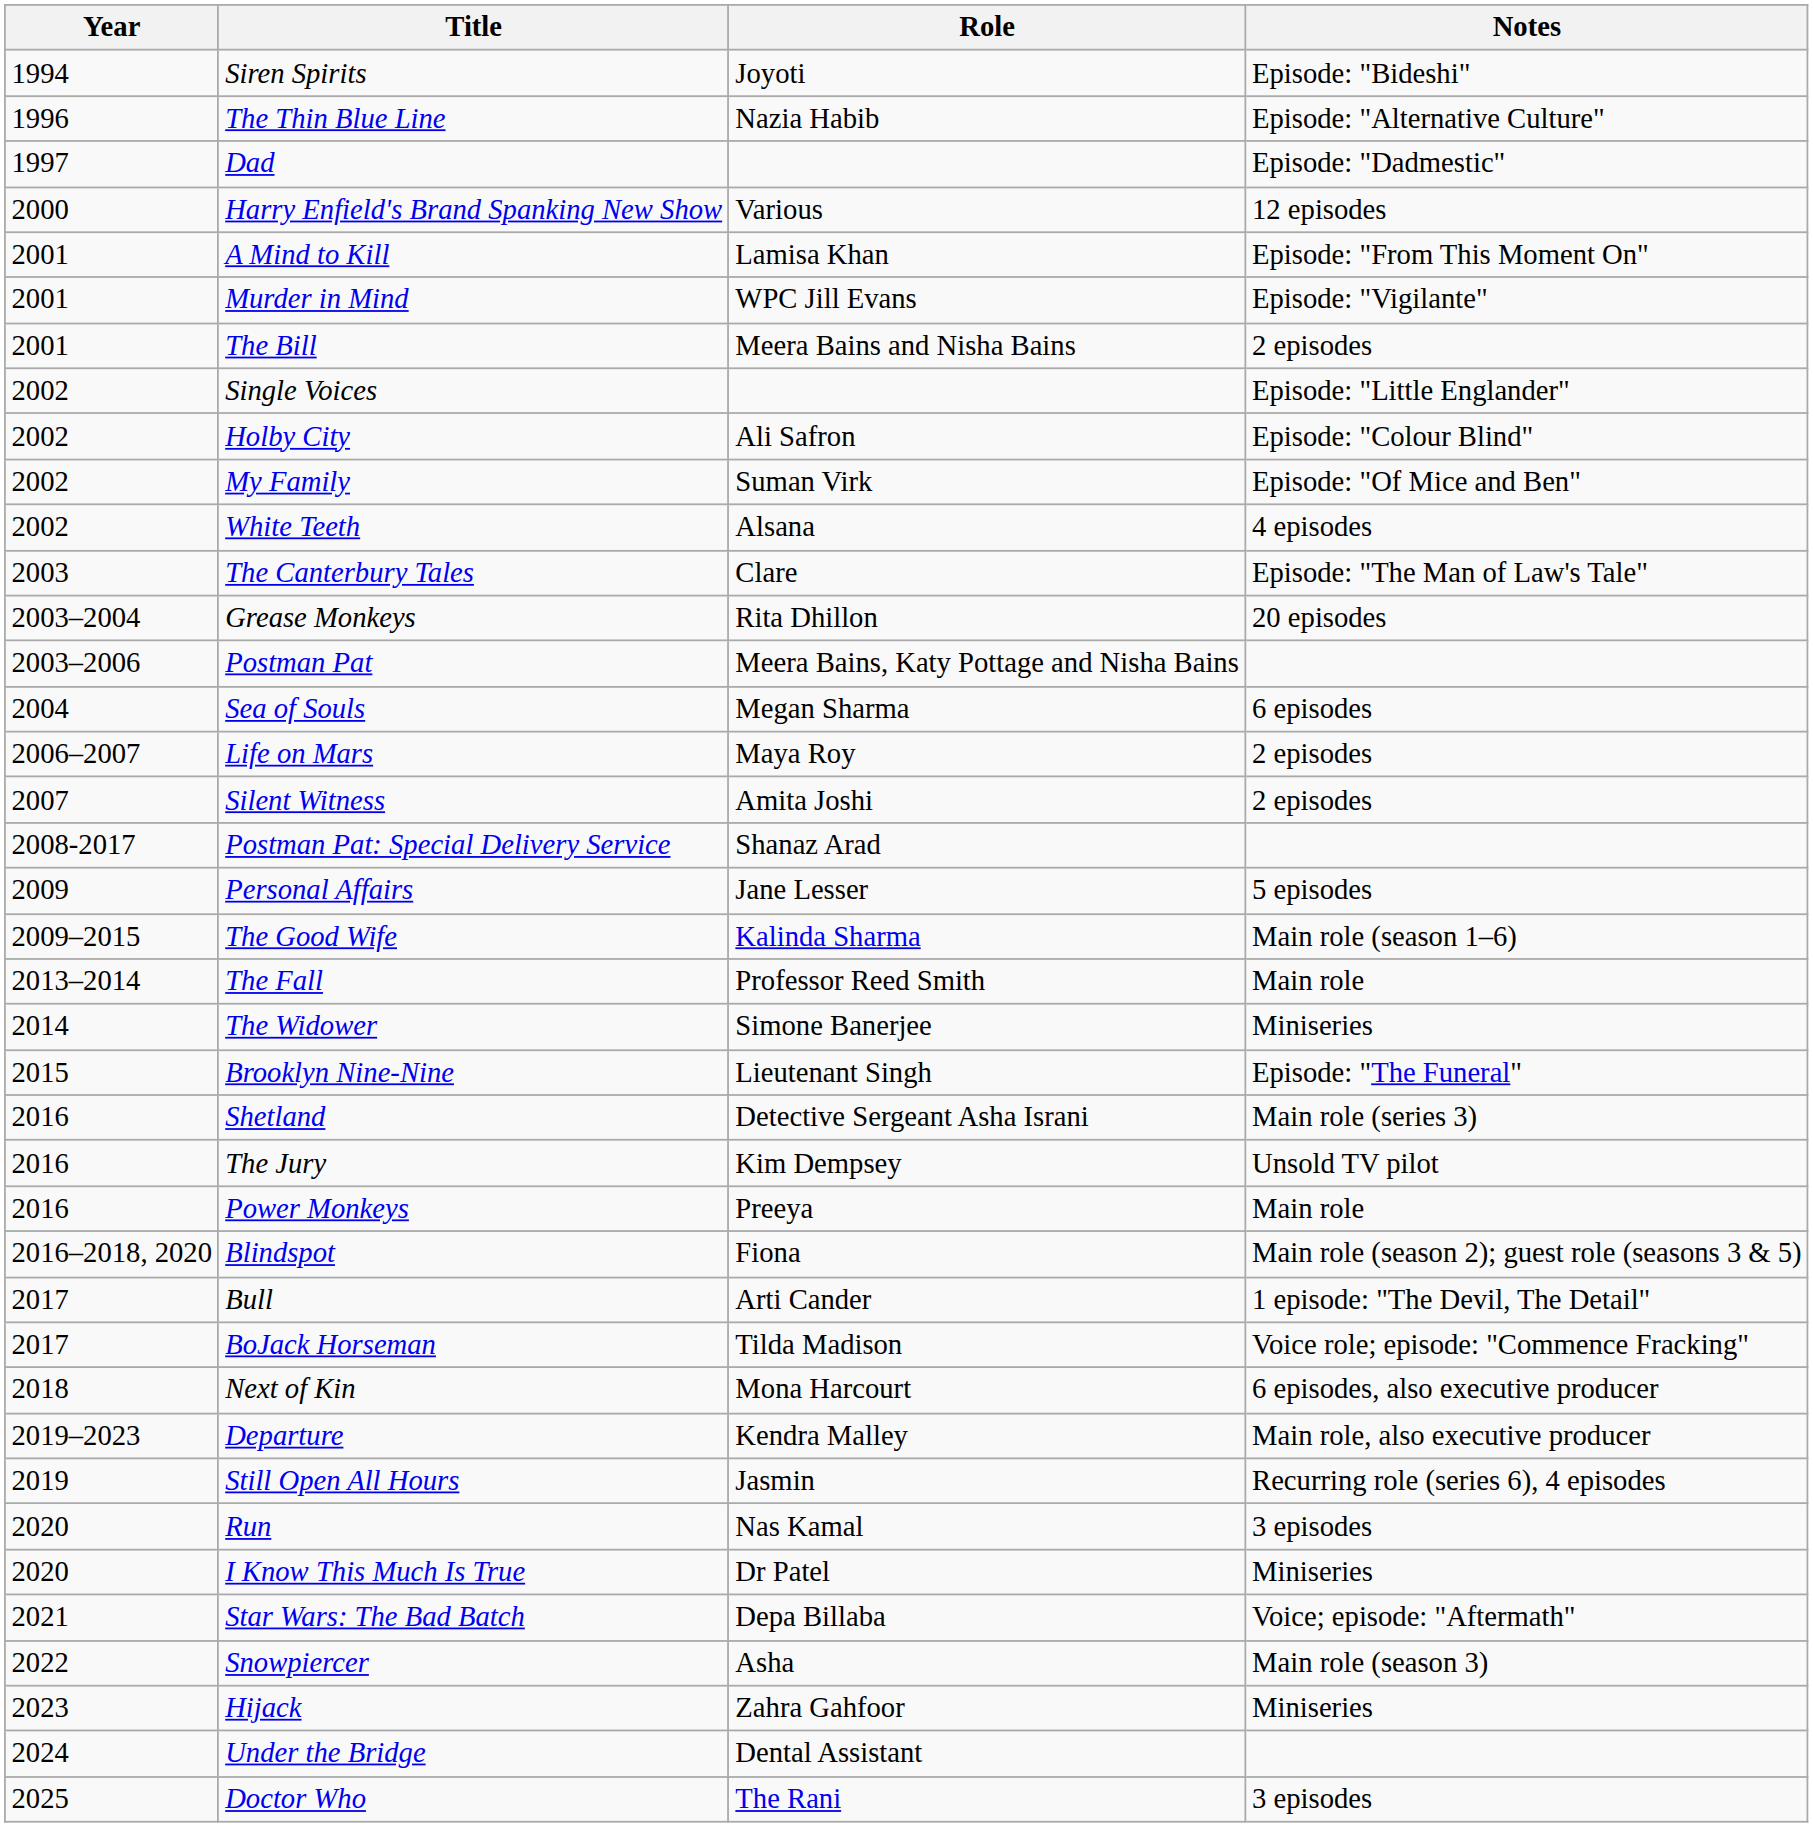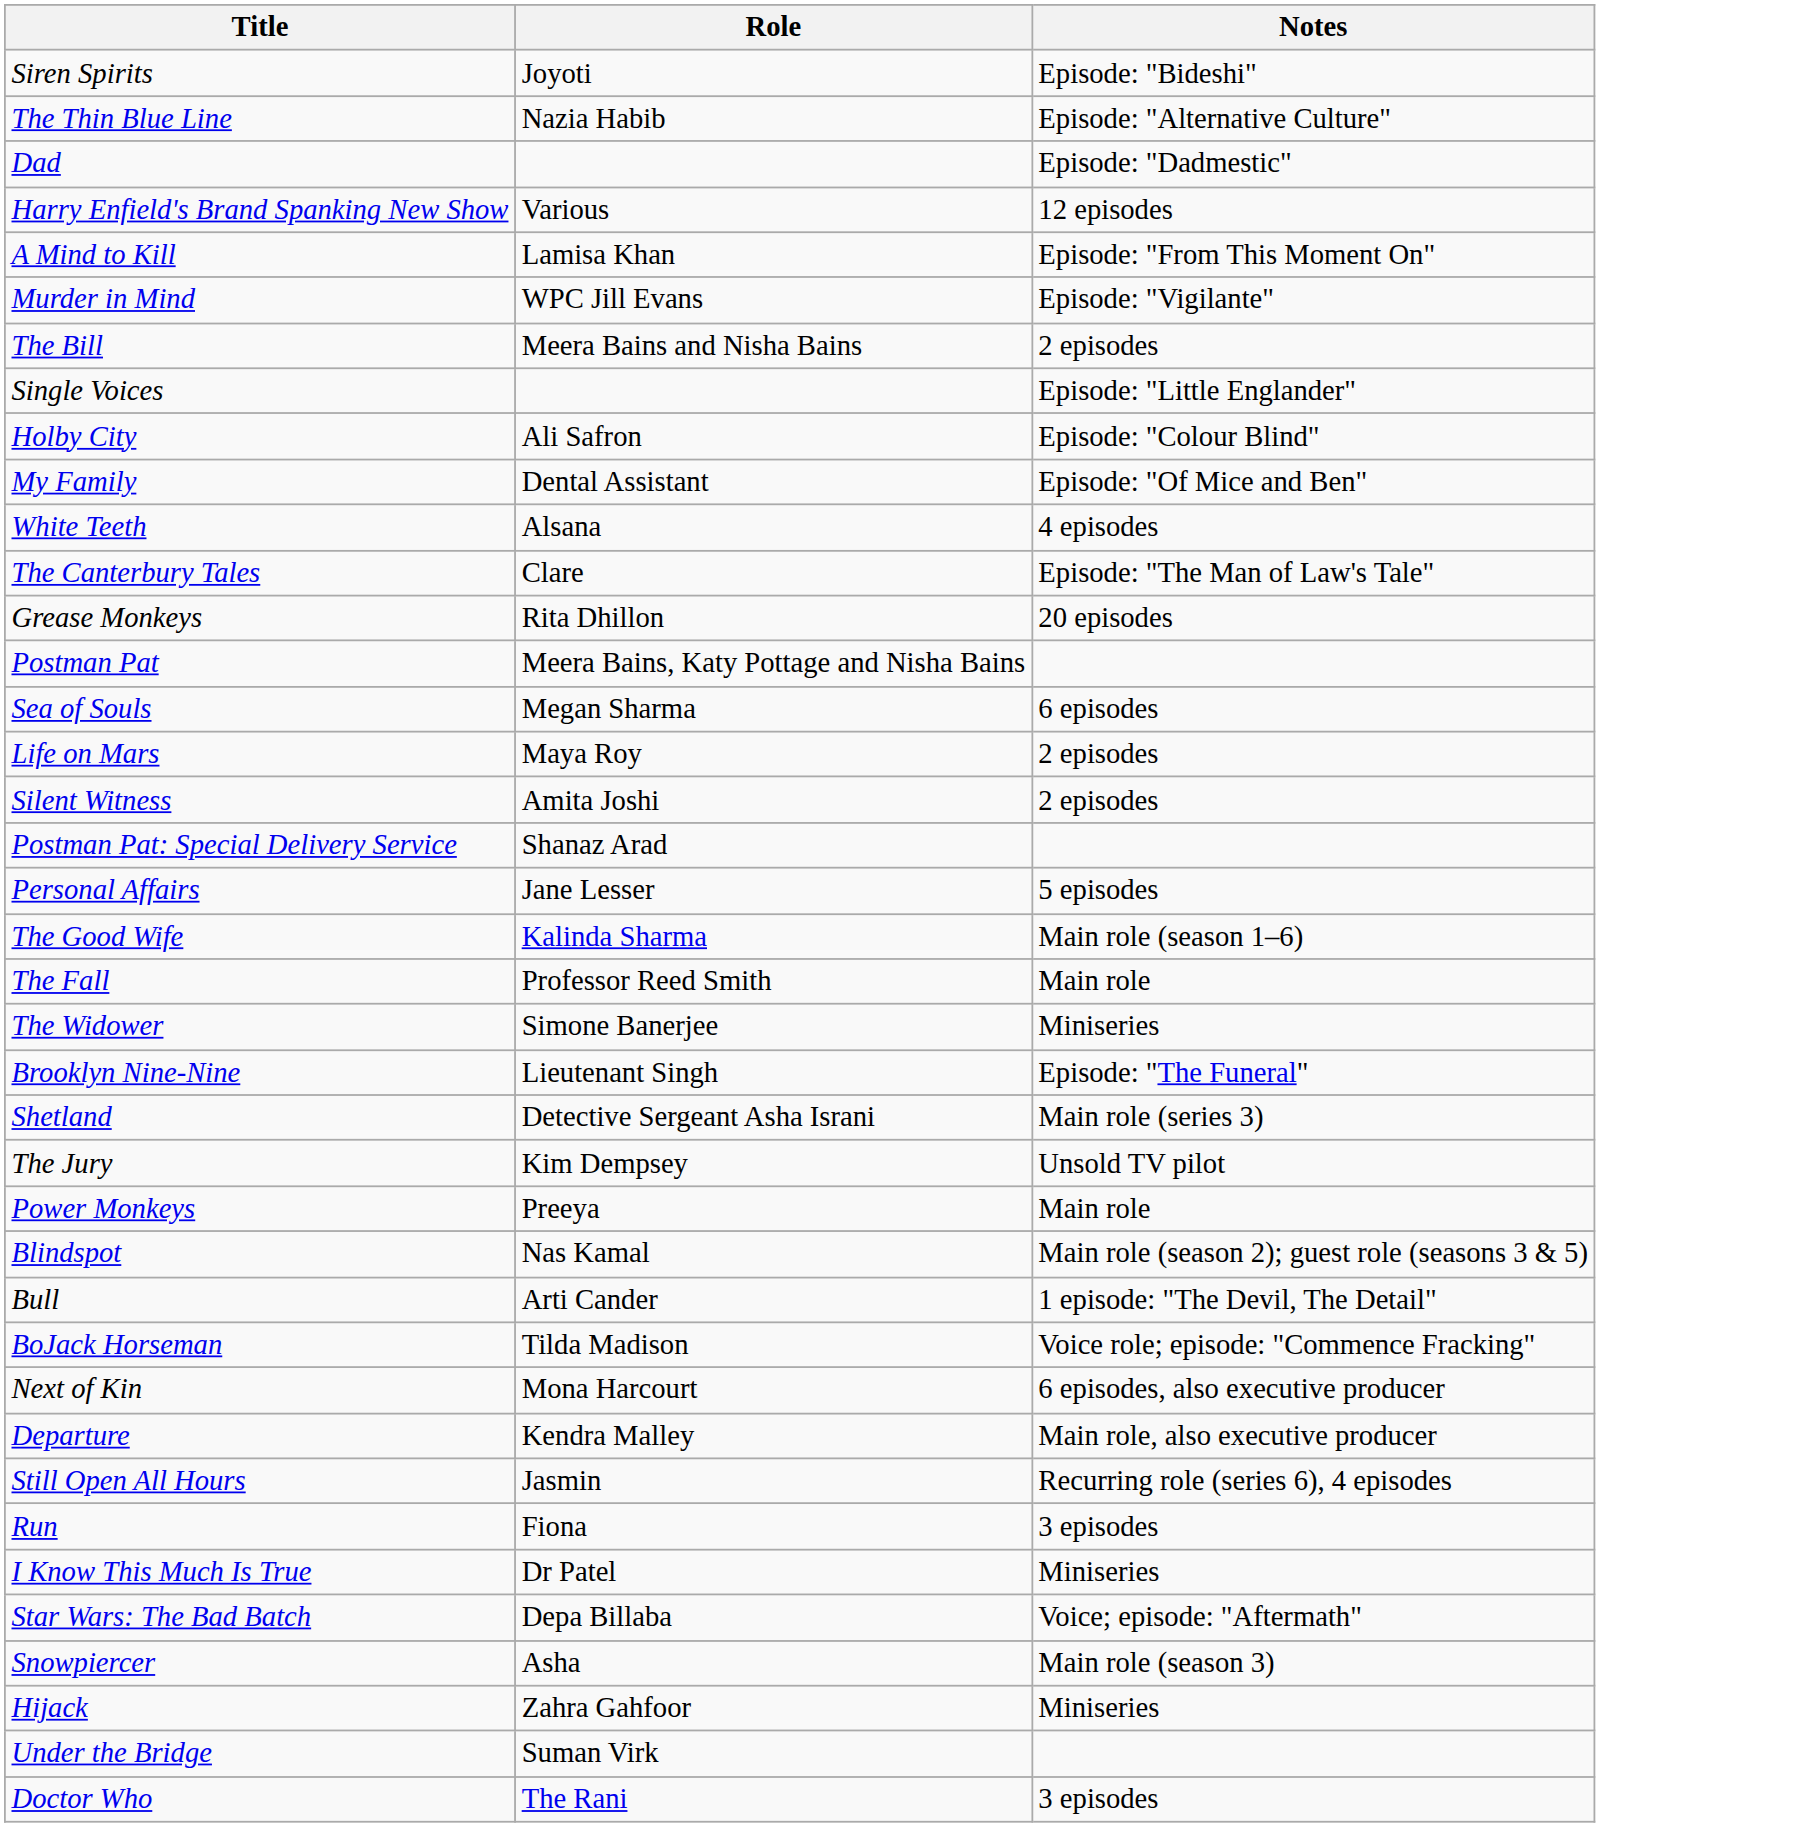- column: (112, 27)
(804, 481) Suman Virk -> (615, 481) Dental Assistant
(768, 1253) Fiona -> (586, 1253) Nas Kamal
(799, 1526) Nas Kamal -> (554, 1526) Fiona
(829, 1753) Dental Assistant -> (590, 1753) Suman Virk
